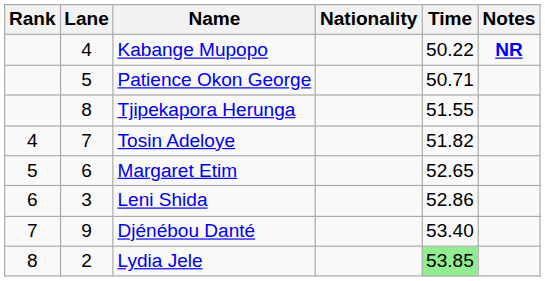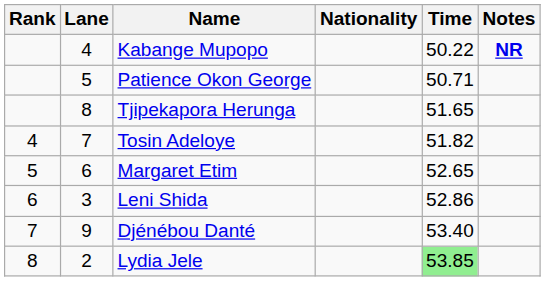(450, 110) 51.55 -> (450, 110) 51.65
